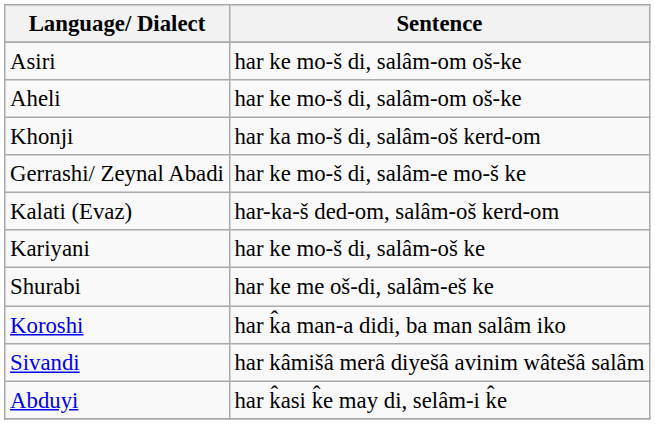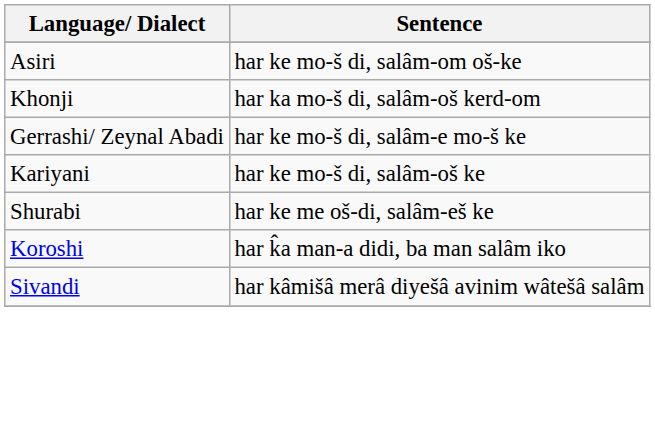- row: (35, 98)
- row: (71, 211)
- row: (44, 399)
